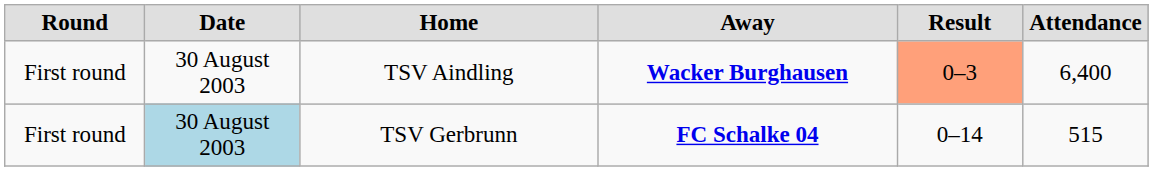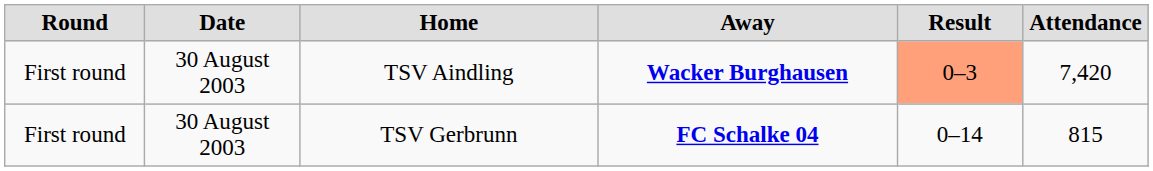(1086, 72) 6,400 -> (1086, 72) 7,420
(222, 134) lightblue background -> (222, 134) no background
(1086, 134) 515 -> (1086, 134) 815
